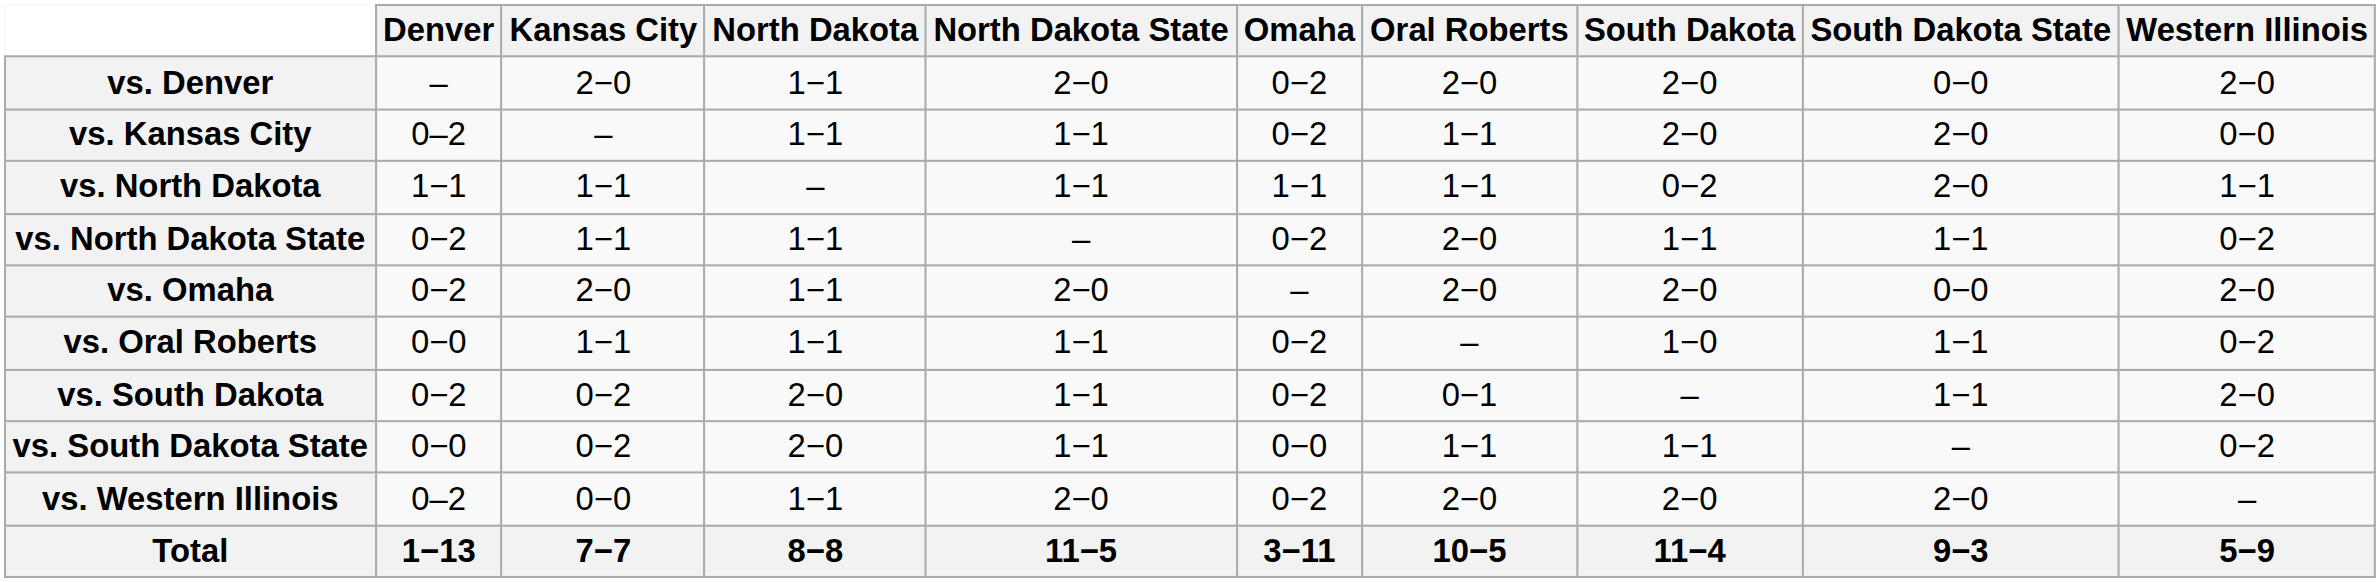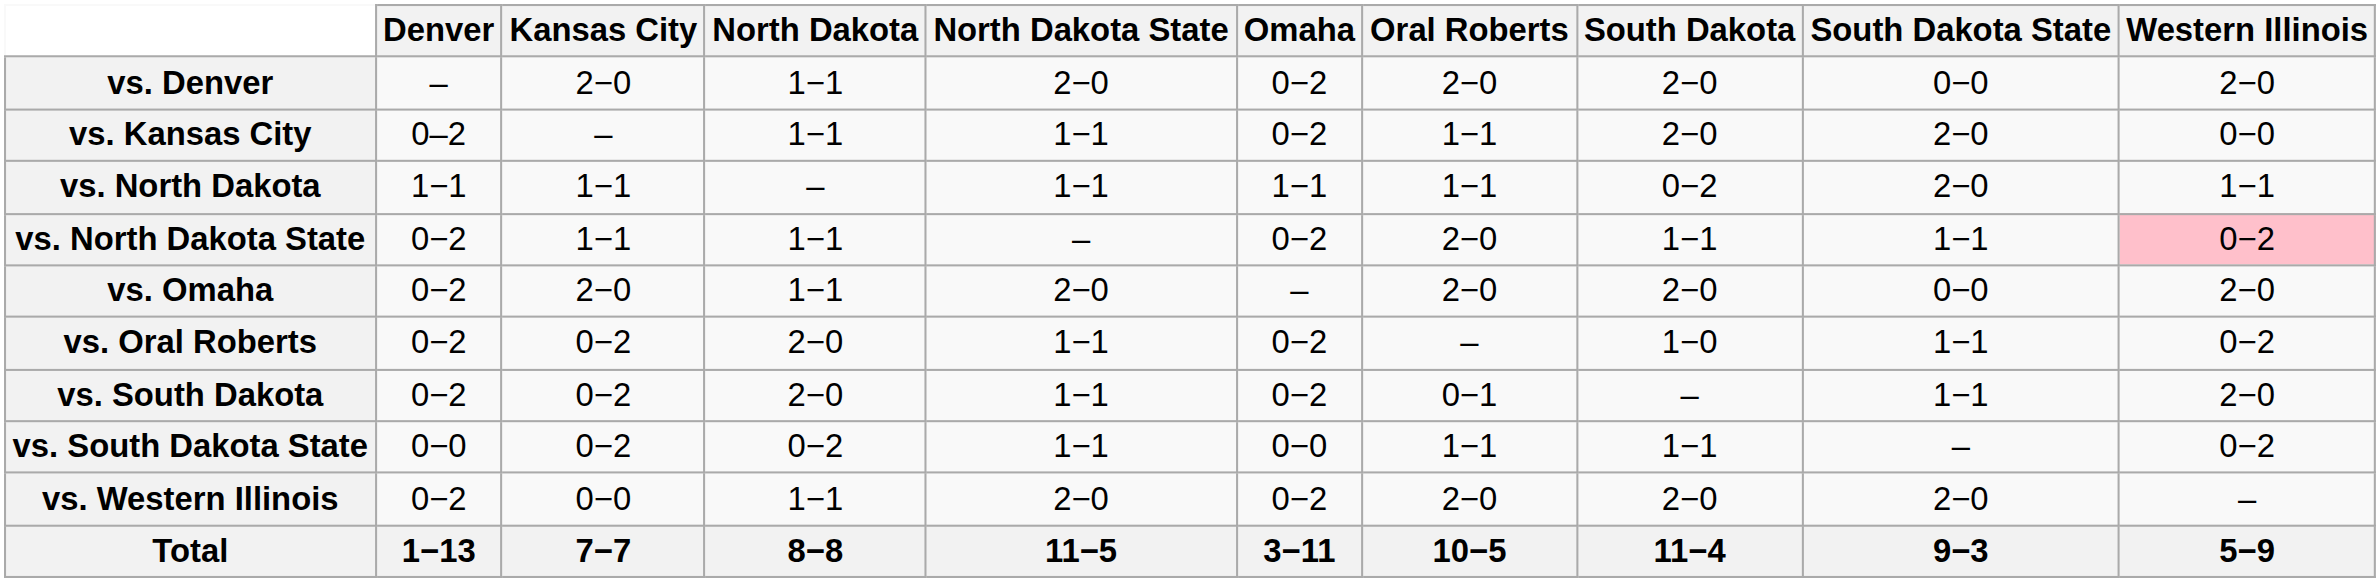(2247, 238) no background -> (2247, 238) pink background
(439, 342) 0−0 -> (439, 342) 0−2
(603, 342) 1−1 -> (603, 342) 0−2
(815, 342) 1−1 -> (815, 342) 2−0
(815, 446) 2−0 -> (815, 446) 0−2
(439, 498) 0–2 -> (439, 498) 0−2
